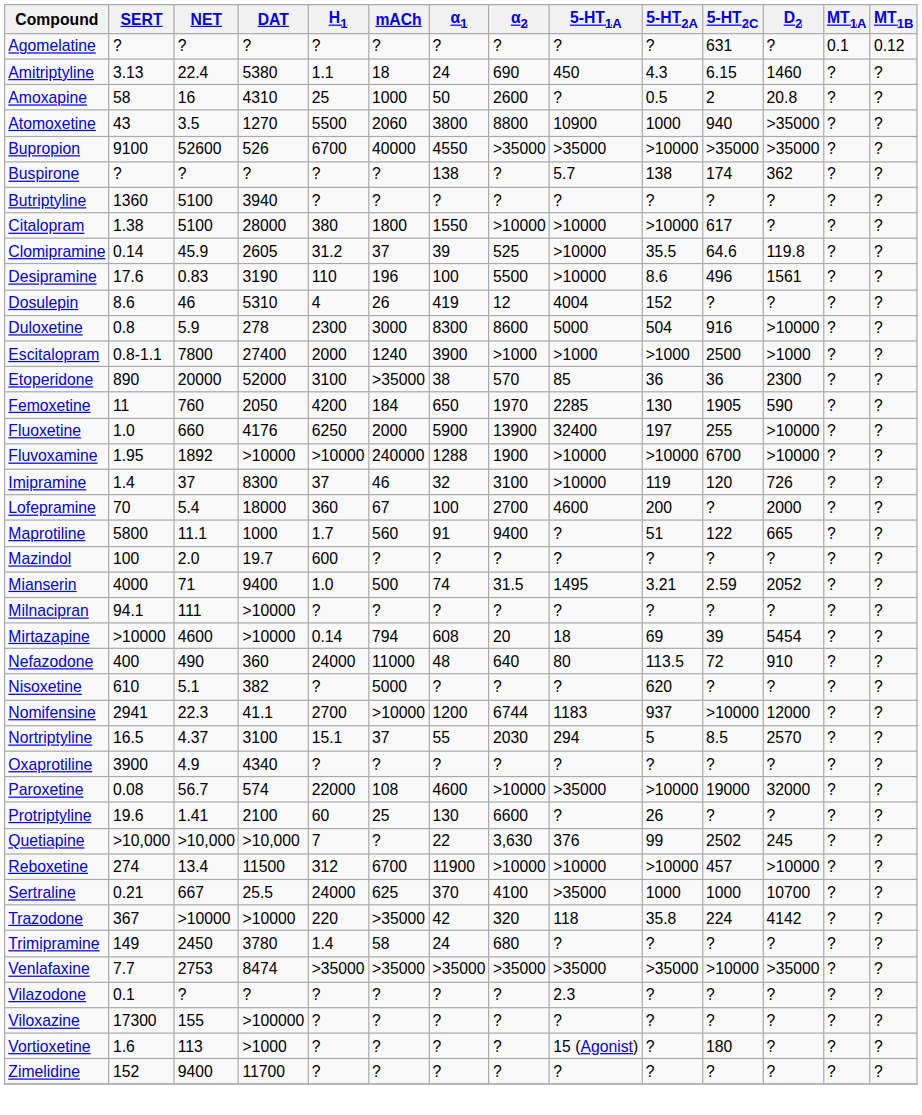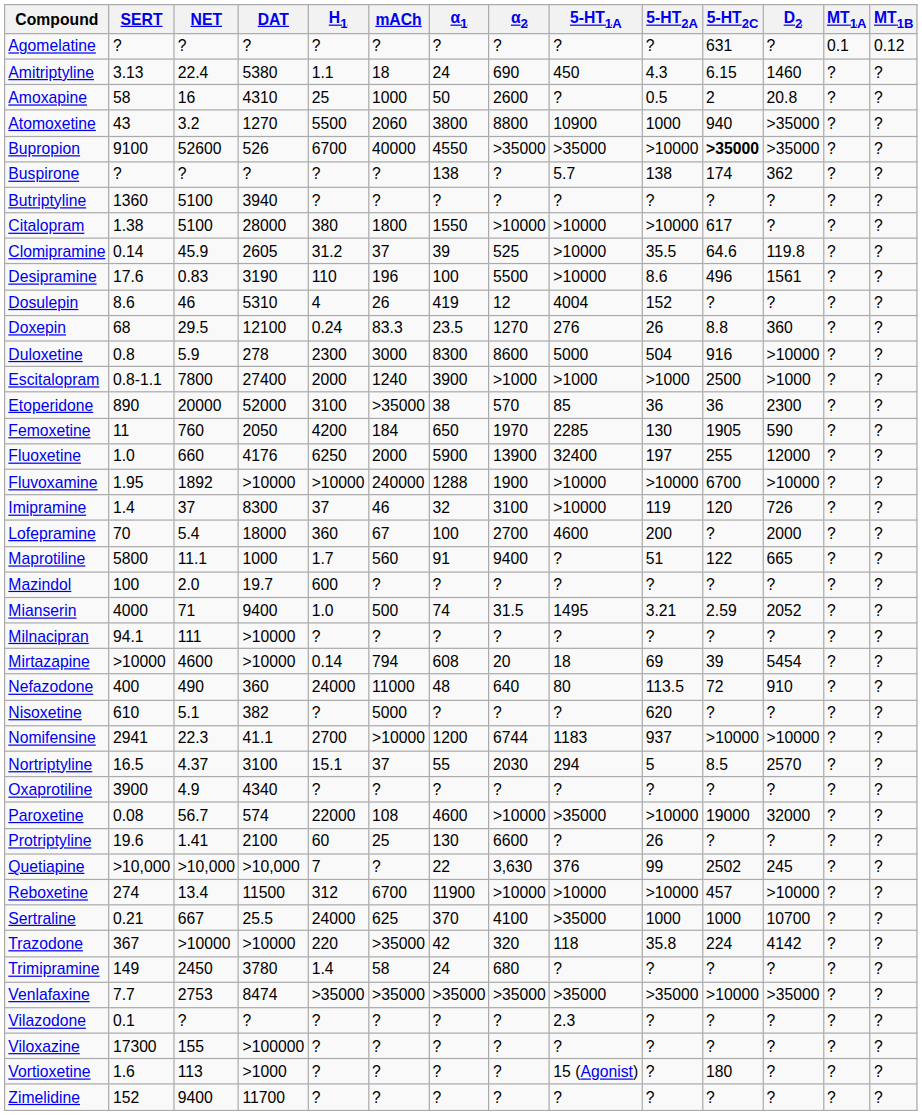(189, 123) 3.5 -> (189, 123) 3.2
(733, 149) normal -> (733, 149) bold
+ row: (37, 328)
(793, 431) >10000 -> (788, 456) 12000
(788, 713) 12000 -> (793, 738) >10000
